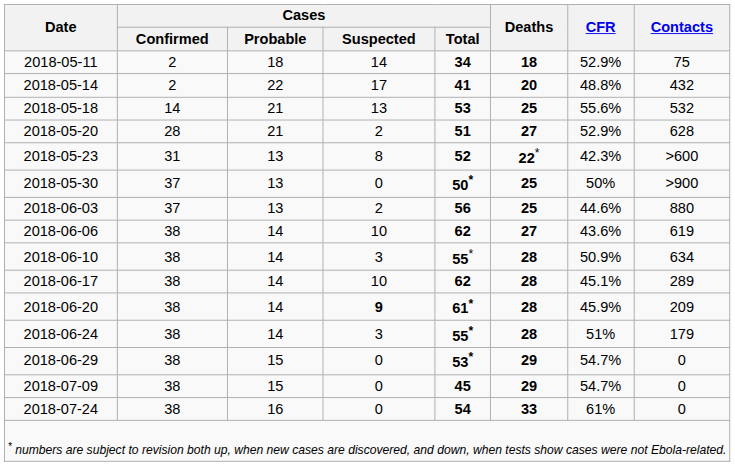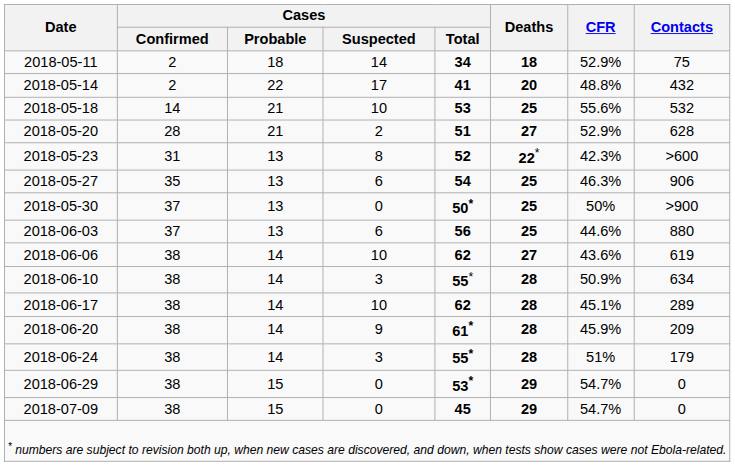(379, 108) 13 -> (379, 108) 10
+ row: (61, 181)
(379, 208) 2 -> (379, 231) 6
(379, 306) bold -> (379, 330) normal
- row: (61, 409)
